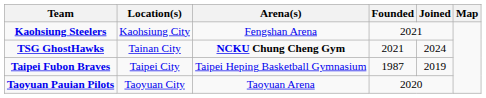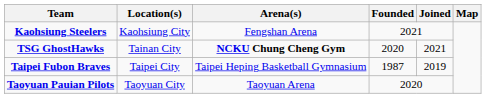(393, 48) 2021 -> (393, 48) 2020
(435, 48) 2024 -> (435, 48) 2021
